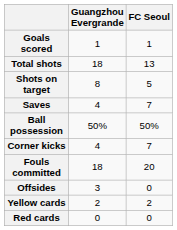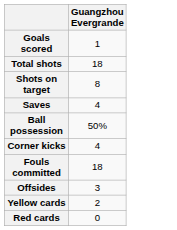- column: (149, 17)
